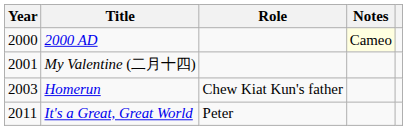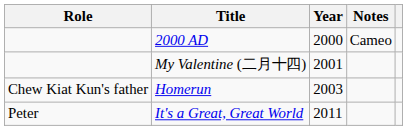columns swapped: (23, 16) <-> (273, 16)
(371, 39) lightyellow background -> (371, 39) no background
